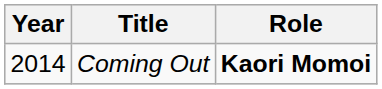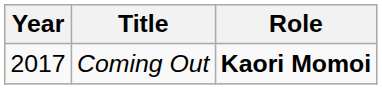(38, 63) 2014 -> (38, 63) 2017
